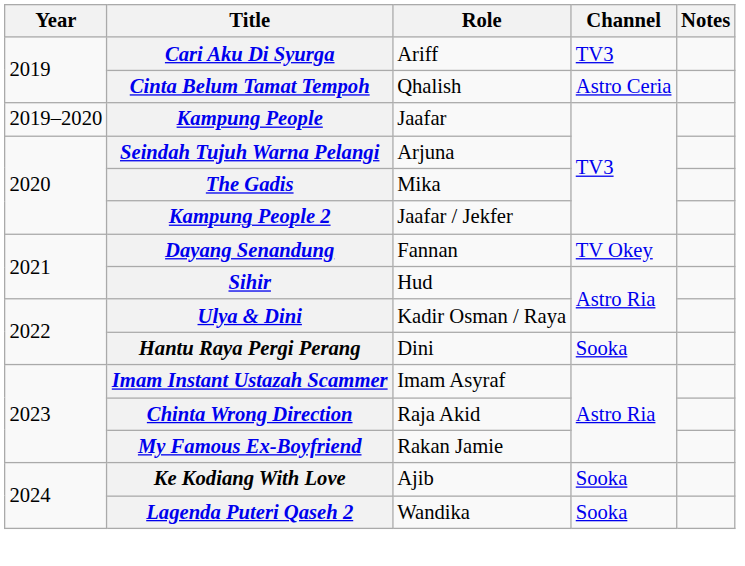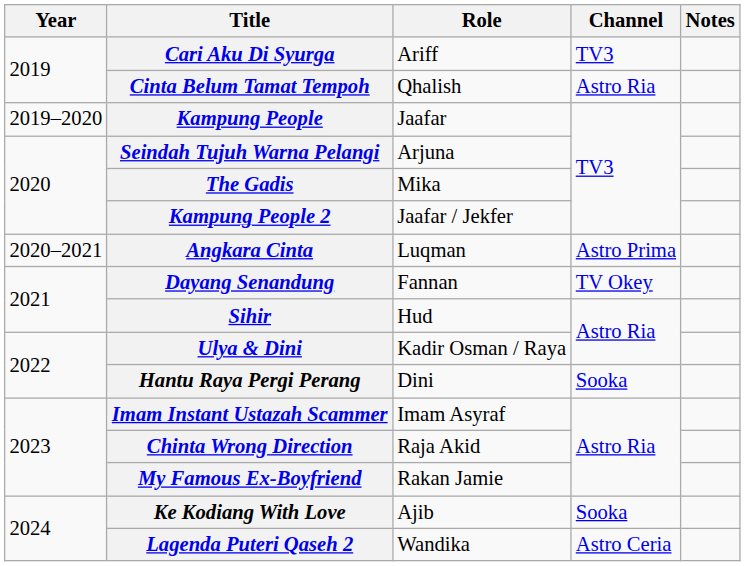(624, 86) Astro Ceria -> (616, 86) Astro Ria
+ row: (250, 250)
(602, 511) Sooka -> (624, 544) Astro Ceria
